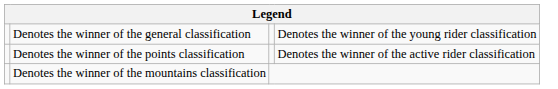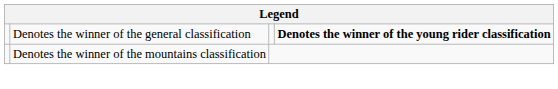(407, 34) normal -> (414, 34) bold
- row: (129, 53)
